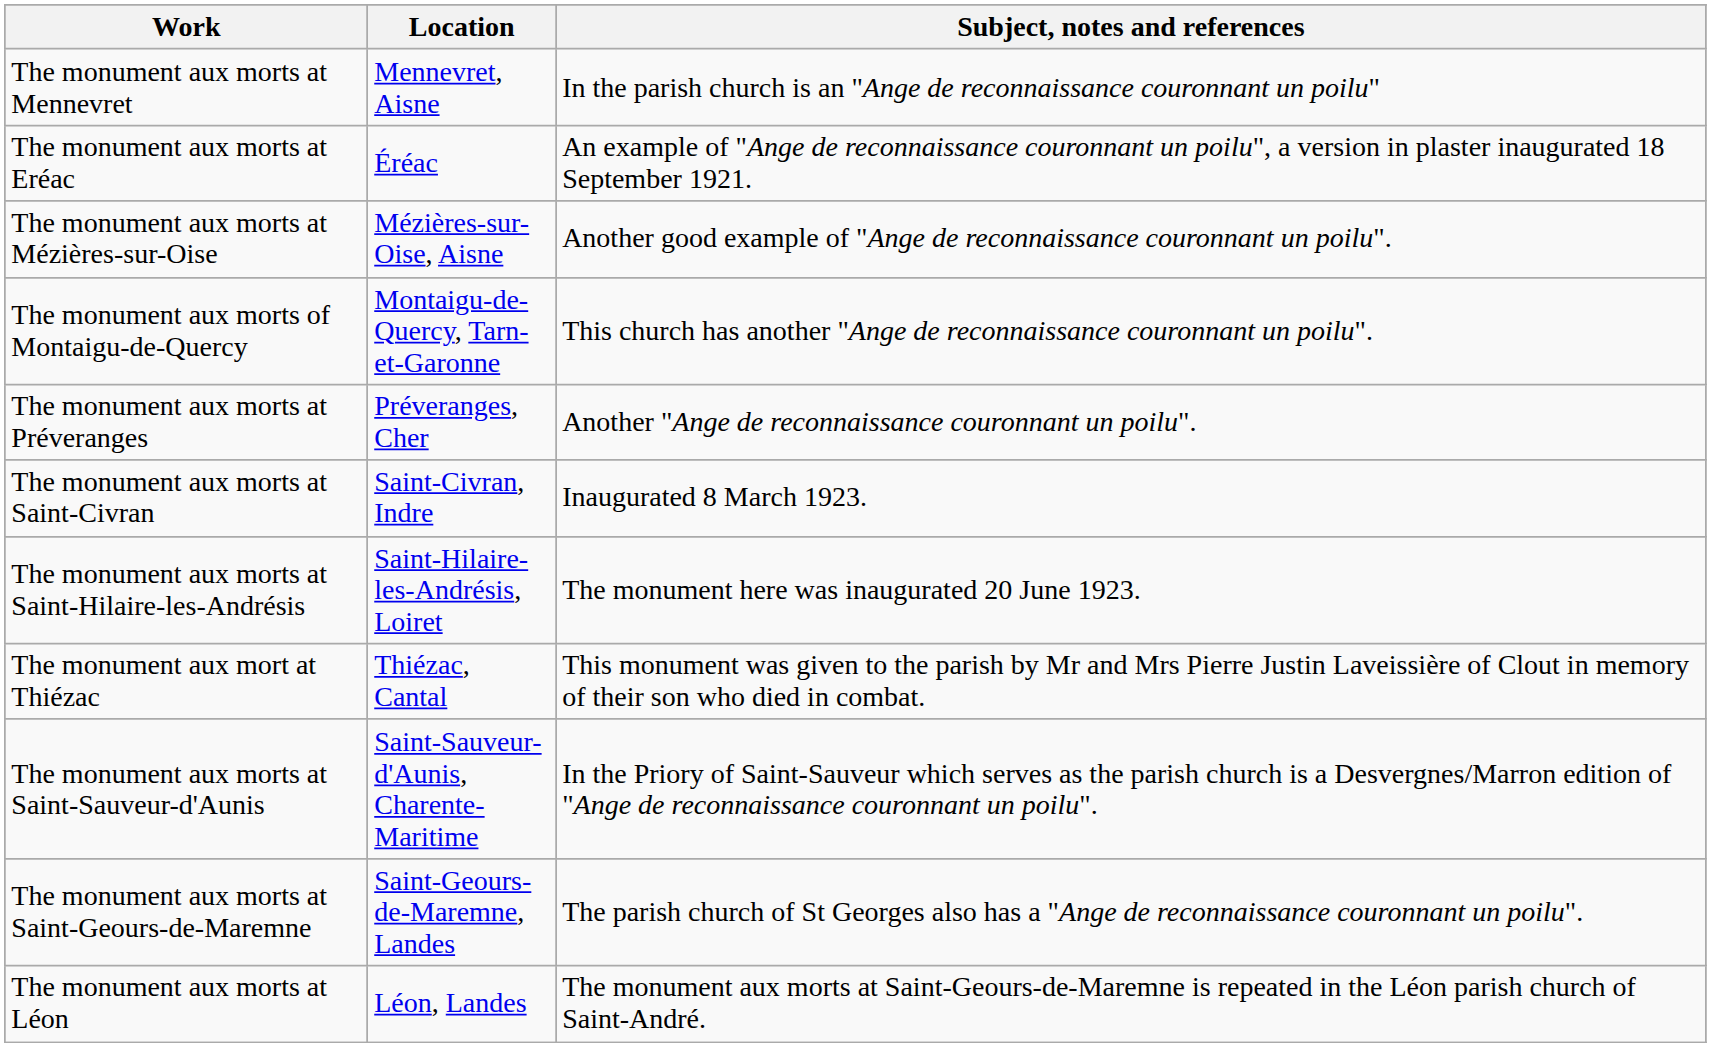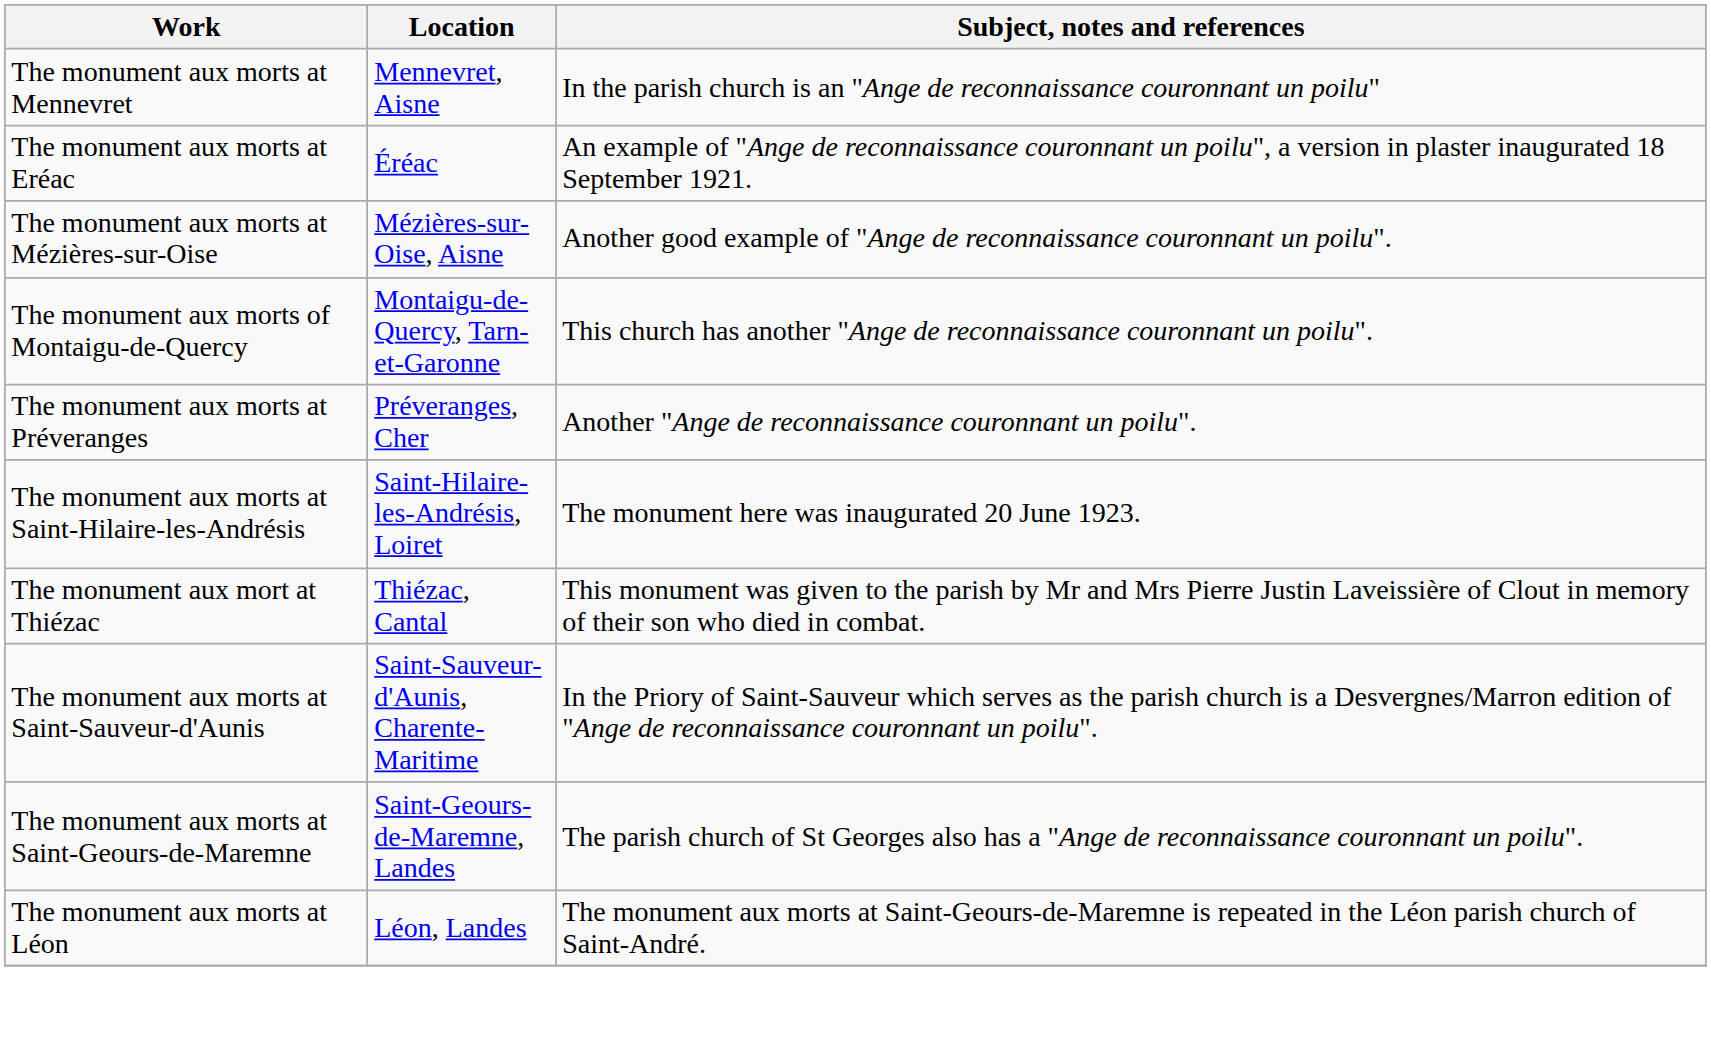- row: (169, 497)
